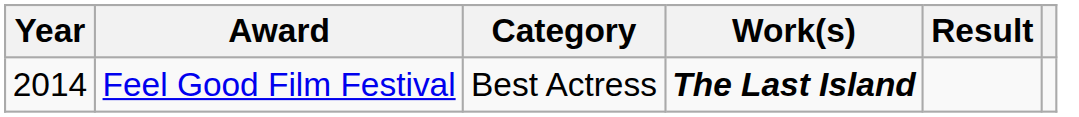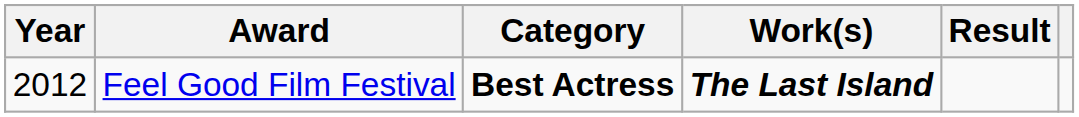(50, 84) 2014 -> (50, 84) 2012
(564, 84) normal -> (573, 84) bold
